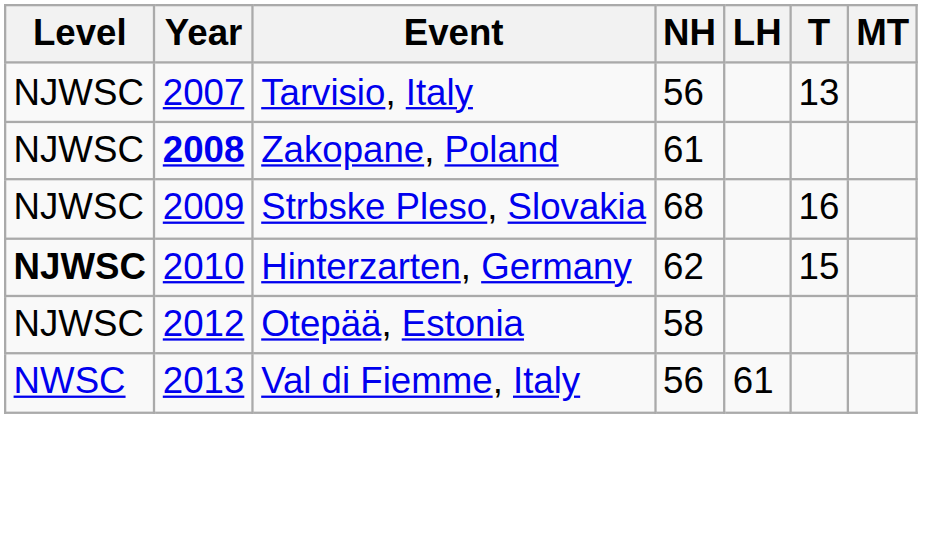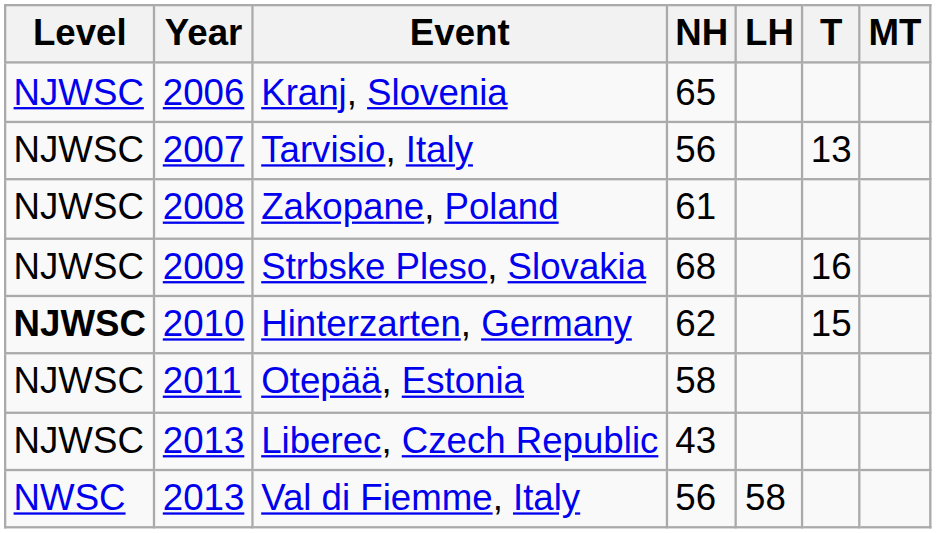+ row: (384, 91)
(204, 149) bold -> (204, 207) normal
(204, 324) 2012 -> (202, 382) 2011
+ row: (460, 440)
(753, 382) 61 -> (765, 498) 58
